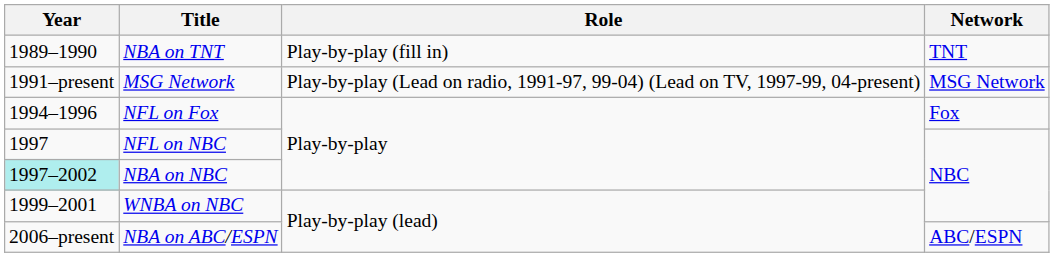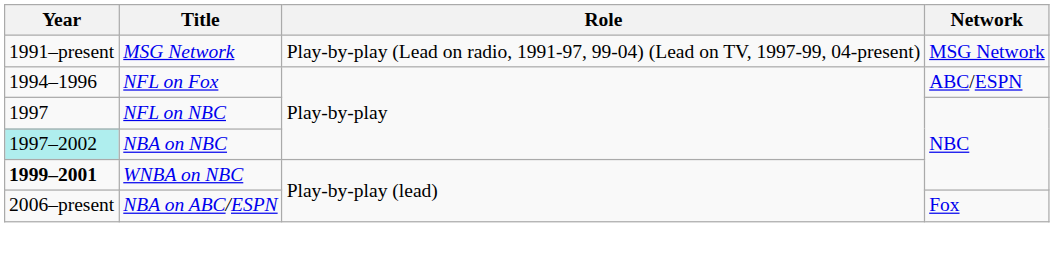- row: (174, 50)
(944, 112) Fox -> (976, 81) ABC/ESPN
(53, 205) normal -> (53, 174) bold
(976, 236) ABC/ESPN -> (944, 205) Fox
